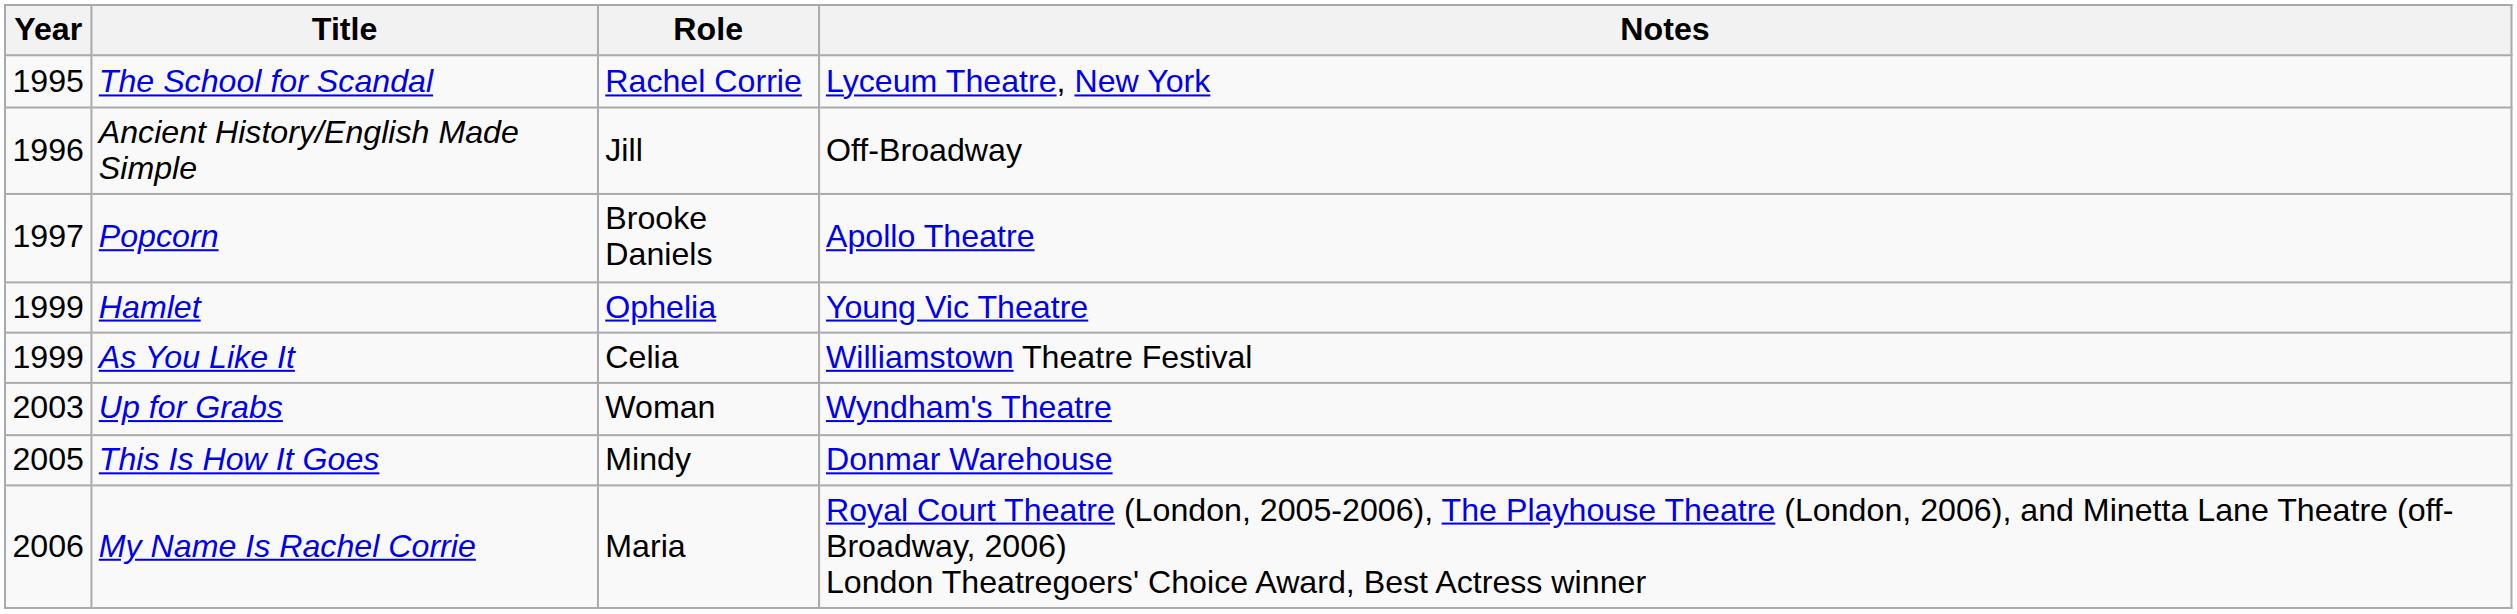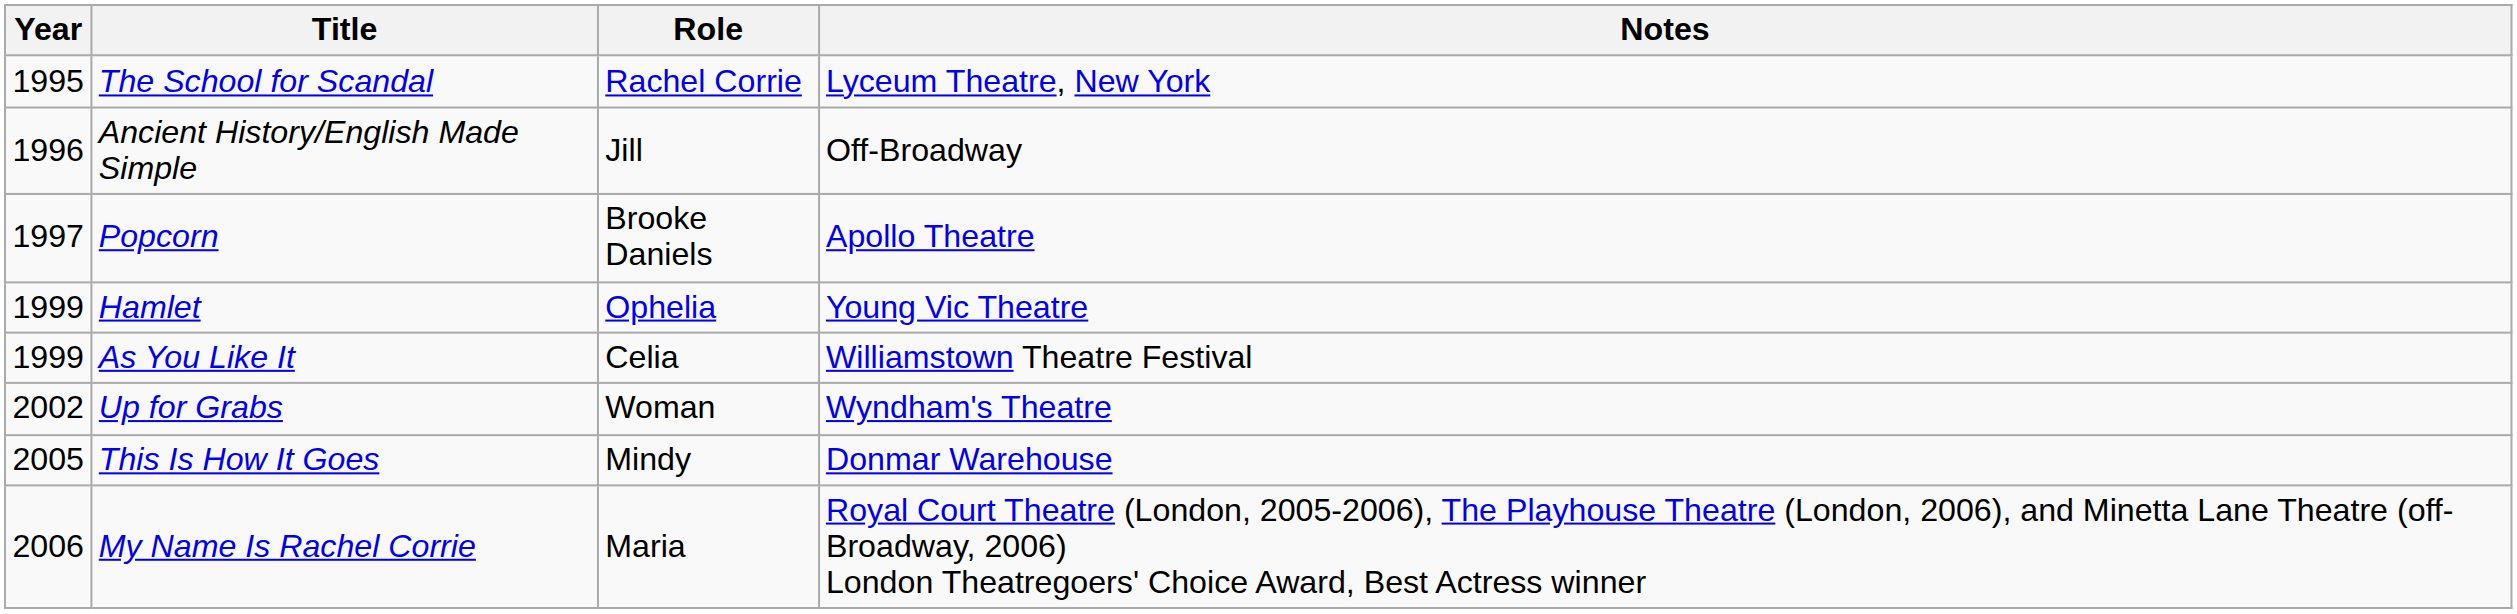(48, 408) 2003 -> (48, 408) 2002
